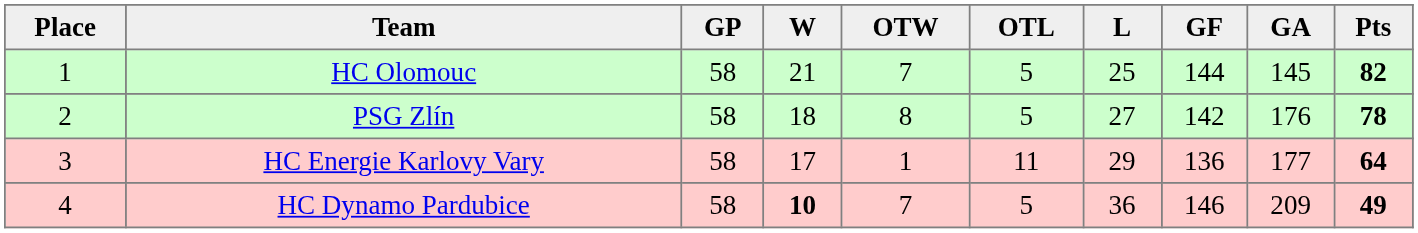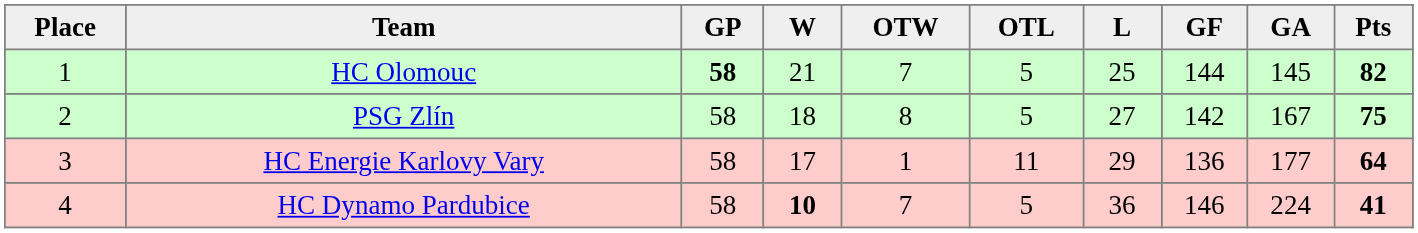(723, 71) normal -> (723, 71) bold
(1291, 115) 176 -> (1291, 115) 167
(1373, 115) 78 -> (1373, 115) 75
(1291, 204) 209 -> (1291, 204) 224
(1373, 204) 49 -> (1373, 204) 41
